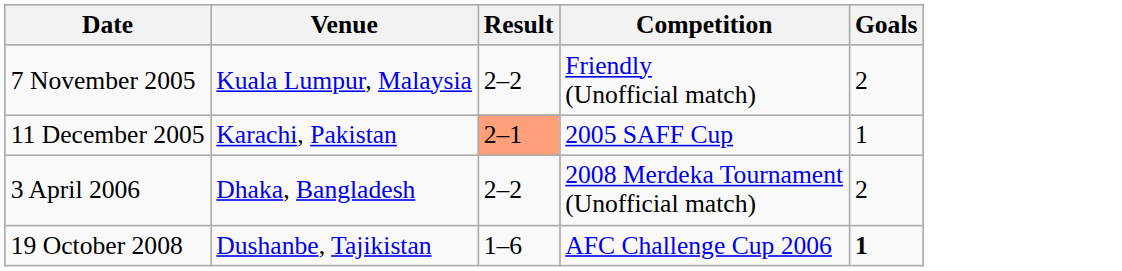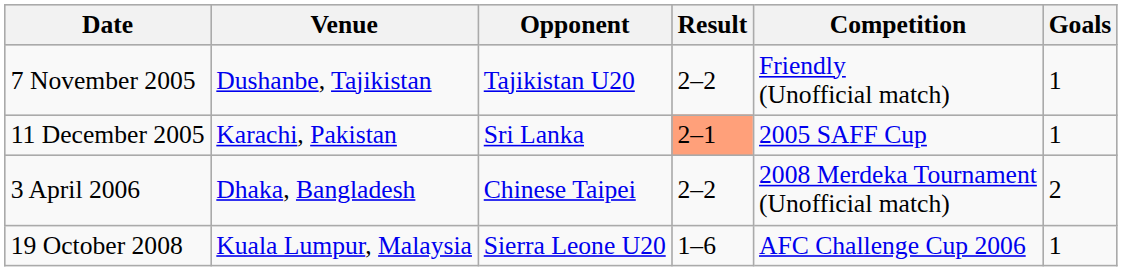+ column: (575, 24)
(344, 79) Kuala Lumpur, Malaysia -> (324, 79) Dushanbe, Tajikistan
(861, 79) 2 -> (1055, 79) 1
(324, 244) Dushanbe, Tajikistan -> (344, 244) Kuala Lumpur, Malaysia
(861, 244) bold -> (1055, 244) normal
